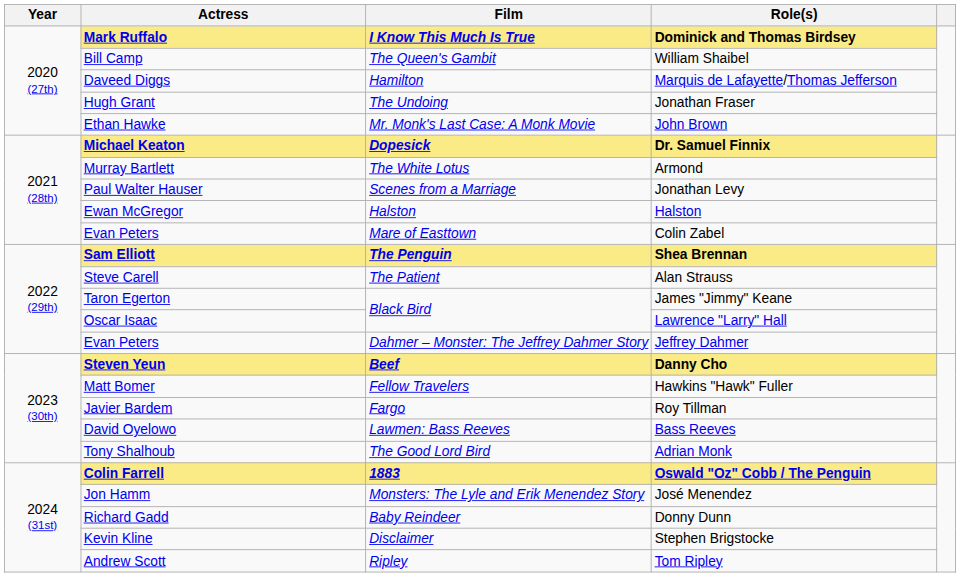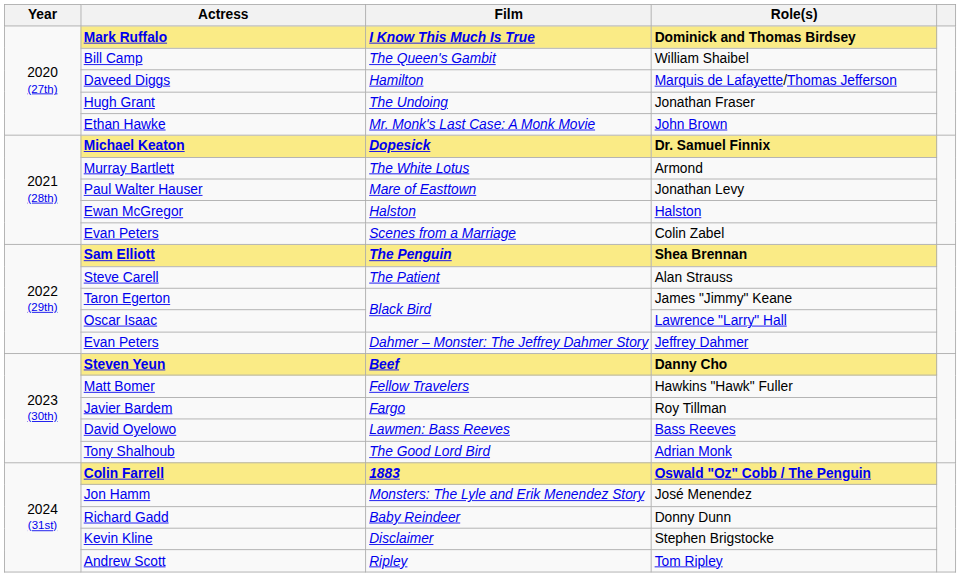(443, 189) Scenes from a Marriage -> (423, 189) Mare of Easttown
(423, 233) Mare of Easttown -> (443, 233) Scenes from a Marriage
